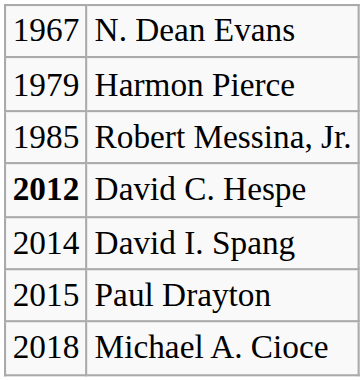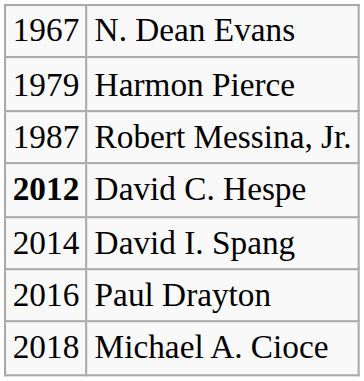(46, 136) 1985 -> (46, 136) 1987
(46, 294) 2015 -> (46, 294) 2016
